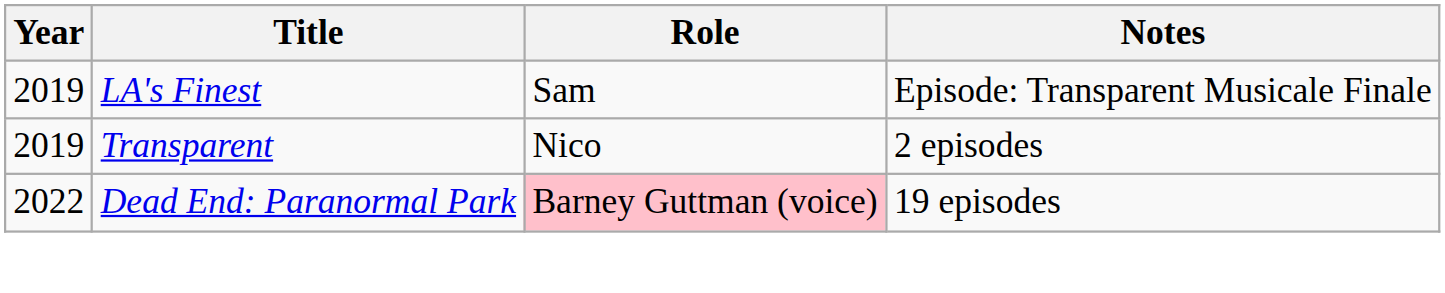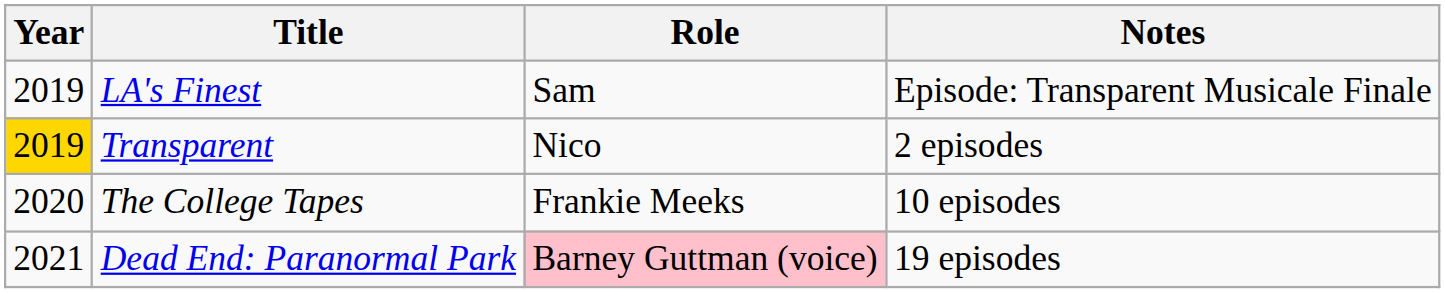(49, 145) no background -> (49, 145) gold background
+ row: (232, 201)
(49, 201) 2022 -> (49, 257) 2021
